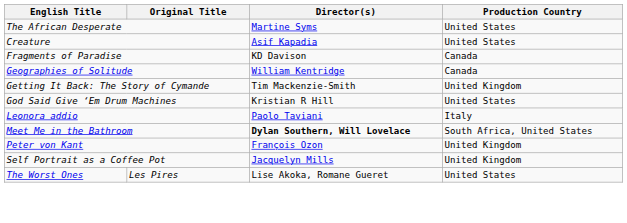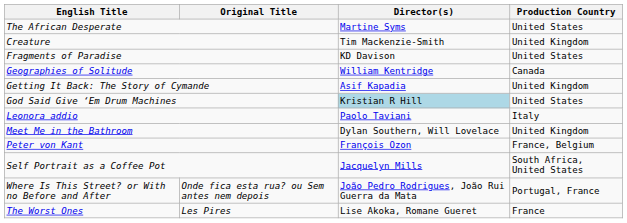(284, 41) Asif Kapadia -> (392, 41) Tim Mackenzie-Smith
(480, 41) United States -> (550, 41) United Kingdom
(461, 56) Canada -> (547, 56) United States
(303, 86) Tim Mackenzie-Smith -> (373, 86) Asif Kapadia
(293, 101) no background -> (381, 101) lightblue background
(331, 130) bold -> (420, 130) normal
(518, 130) South Africa, United States -> (550, 130) United Kingdom
(483, 145) United Kingdom -> (553, 145) France, Belgium
(483, 160) United Kingdom -> (547, 165) South Africa, United States
+ row: (86, 191)
(480, 175) United States -> (528, 211) France
